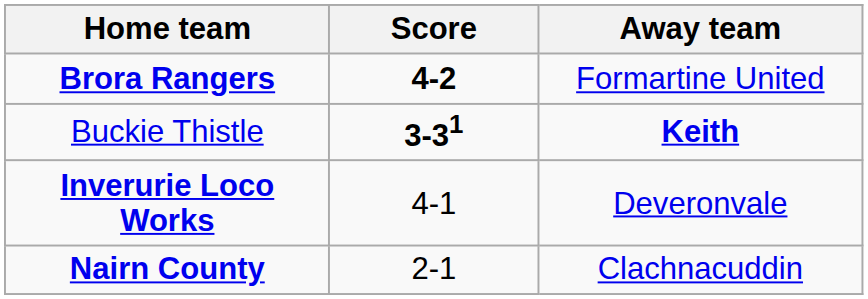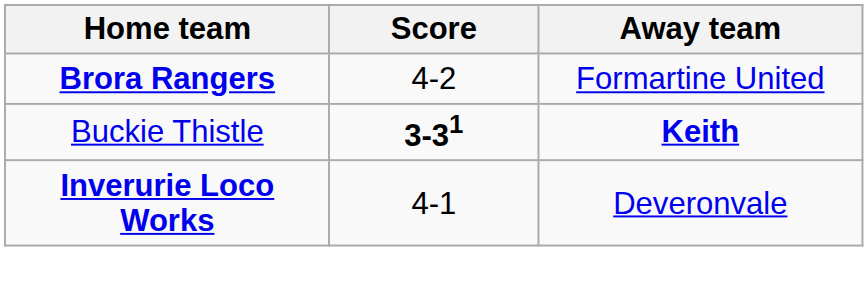(434, 78) bold -> (434, 78) normal
- row: (167, 269)
